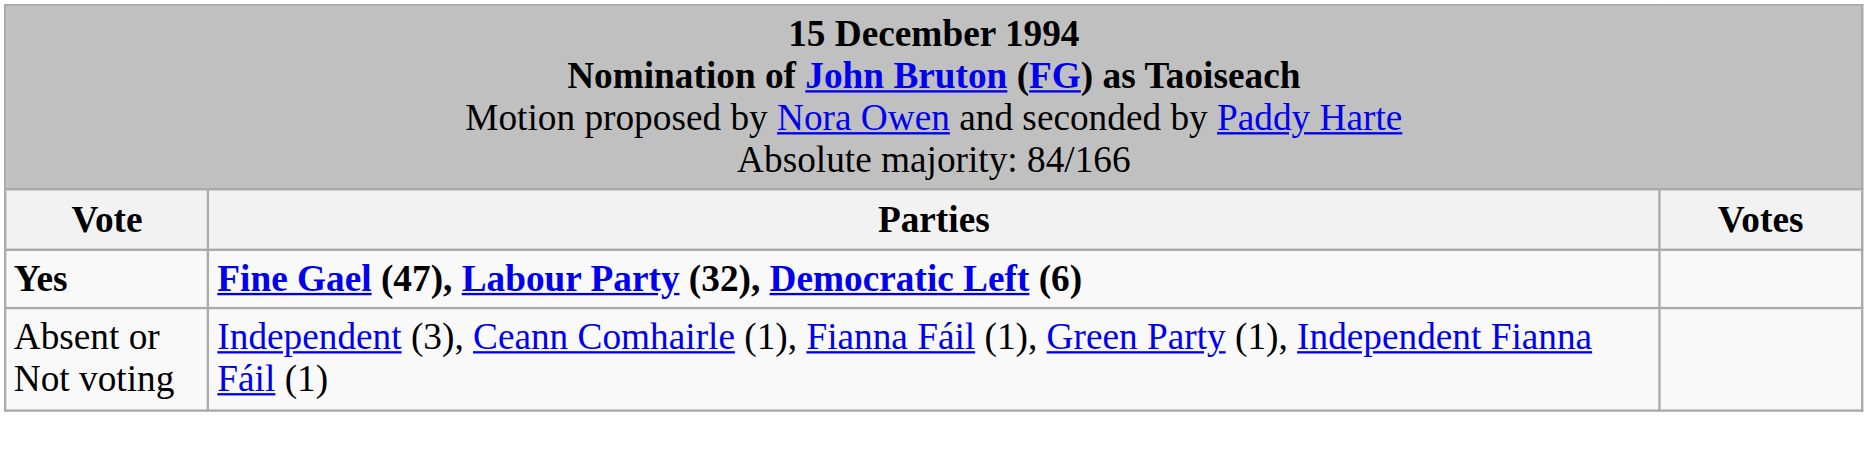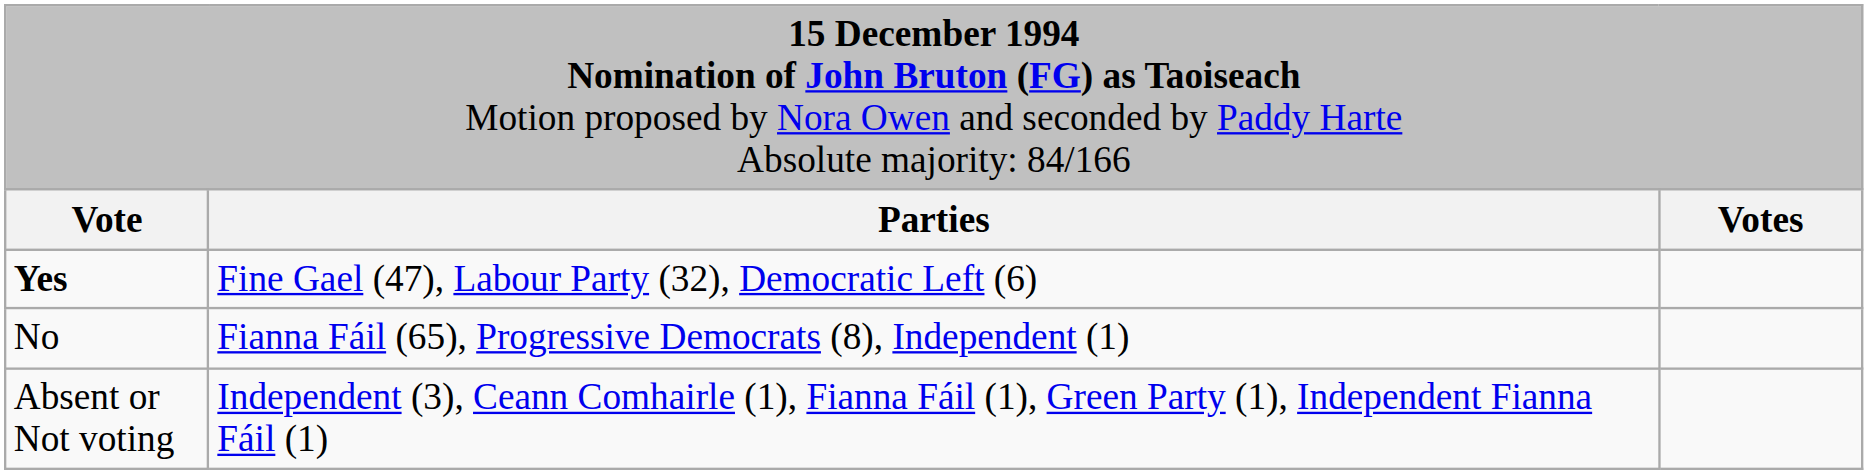(650, 278) bold -> (627, 278) normal
+ row: (37, 337)
